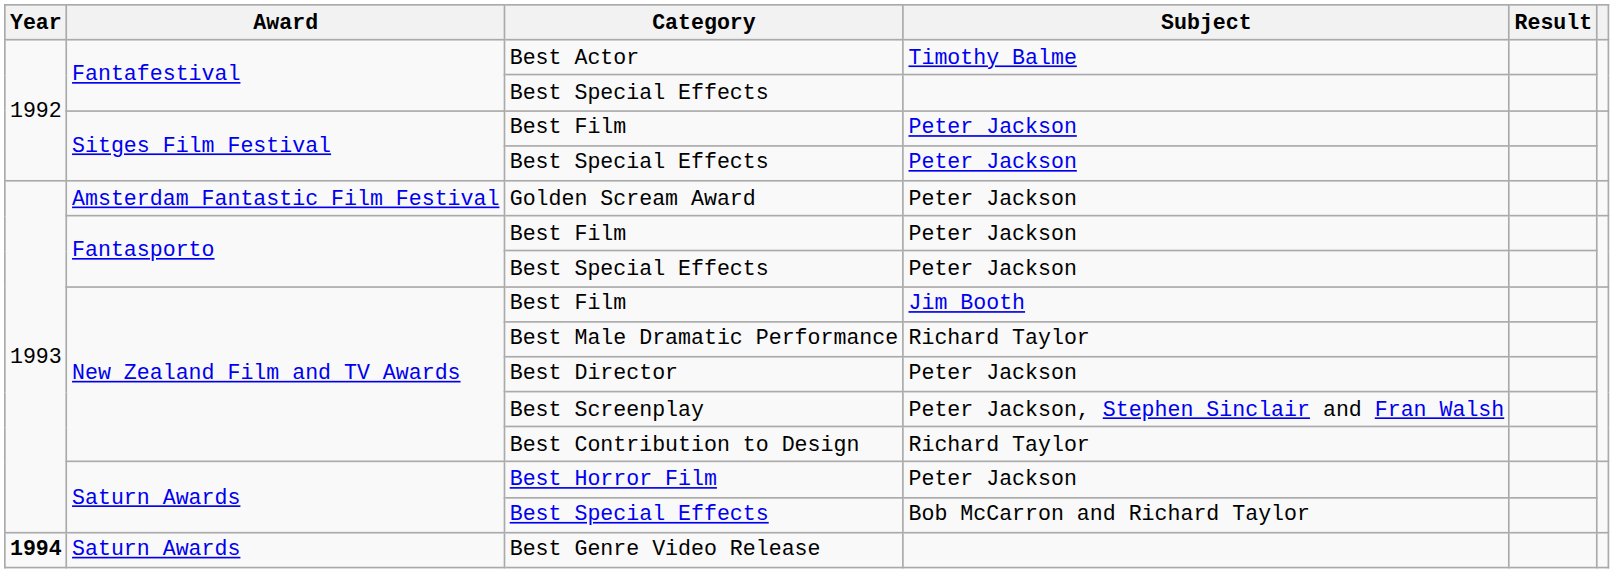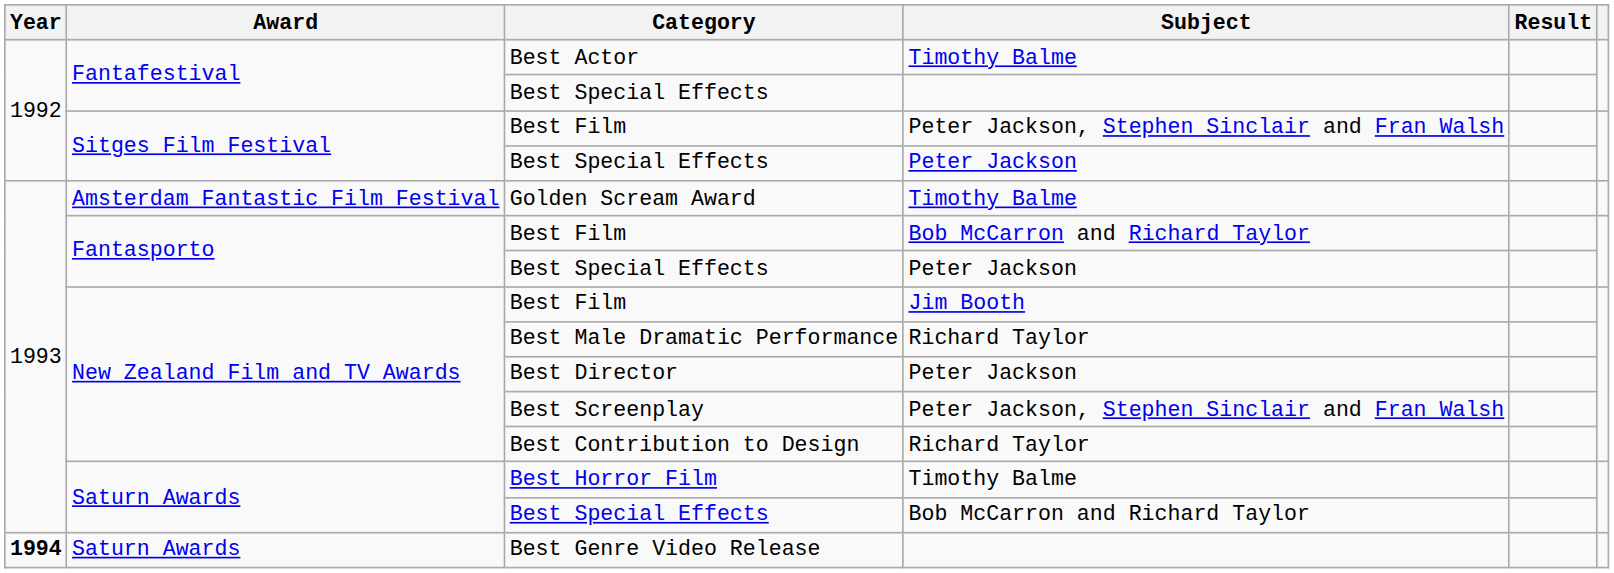(993, 128) Peter Jackson -> (1206, 128) Peter Jackson, Stephen Sinclair and Fran Walsh
(993, 198) Peter Jackson -> (993, 198) Timothy Balme
(993, 233) Peter Jackson -> (1109, 233) Bob McCarron and Richard Taylor
(993, 480) Peter Jackson -> (993, 480) Timothy Balme
